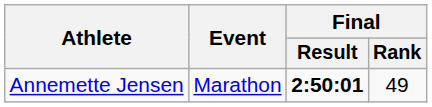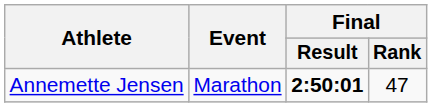(397, 86) 49 -> (397, 86) 47
